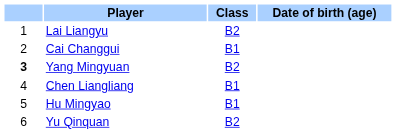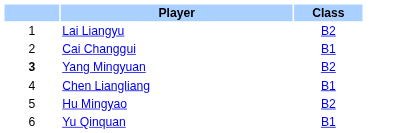- column: (325, 12)
(232, 104) B1 -> (328, 104) B2
(232, 122) B2 -> (328, 122) B1
